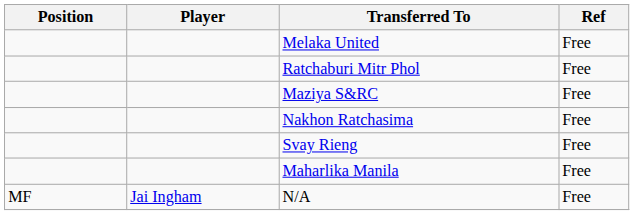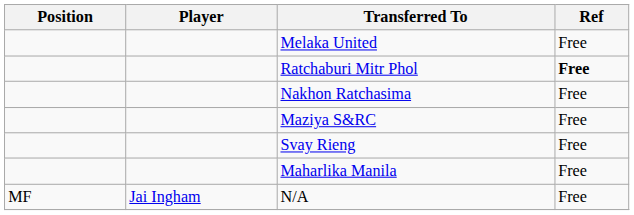(577, 68) normal -> (574, 68) bold
rows swapped: (348, 119) <-> (330, 94)
